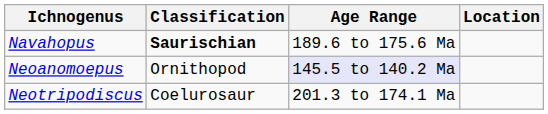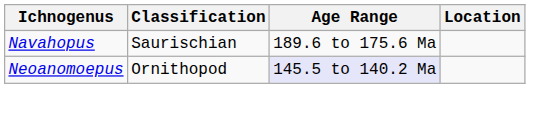(203, 44) bold -> (184, 44) normal
- row: (76, 96)
